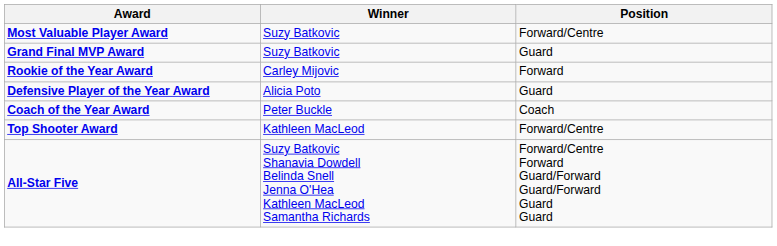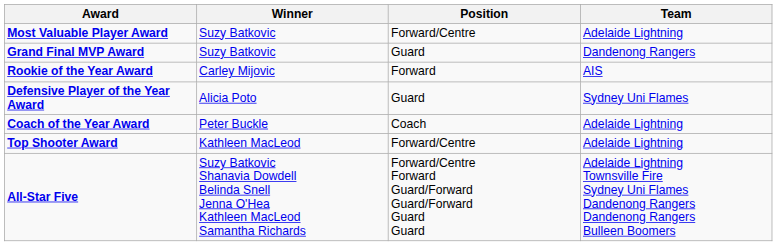+ column: (676, 14)
